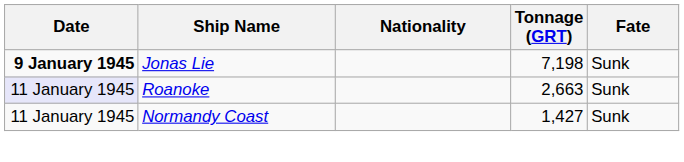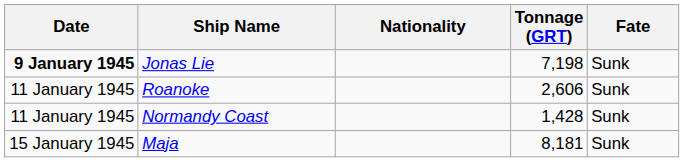(72, 90) lavender background -> (72, 90) no background
(562, 90) 2,663 -> (562, 90) 2,606
(562, 116) 1,427 -> (562, 116) 1,428
+ row: (160, 143)
